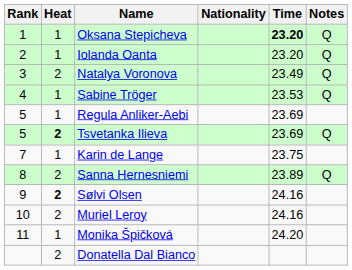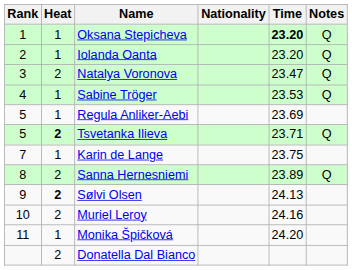(287, 74) 23.49 -> (287, 74) 23.47
(287, 134) 23.69 -> (287, 134) 23.71
(287, 194) 24.16 -> (287, 194) 24.13
